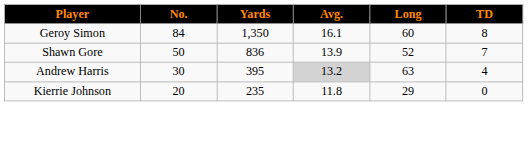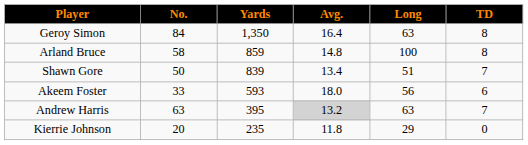(332, 33) 16.1 -> (332, 33) 16.4
(408, 33) 60 -> (408, 33) 63
+ row: (72, 52)
(255, 52) 836 -> (255, 71) 839
(332, 52) 13.9 -> (332, 71) 13.4
(408, 52) 52 -> (408, 71) 51
+ row: (72, 91)
(179, 71) 30 -> (179, 110) 63
(485, 71) 4 -> (485, 110) 7
